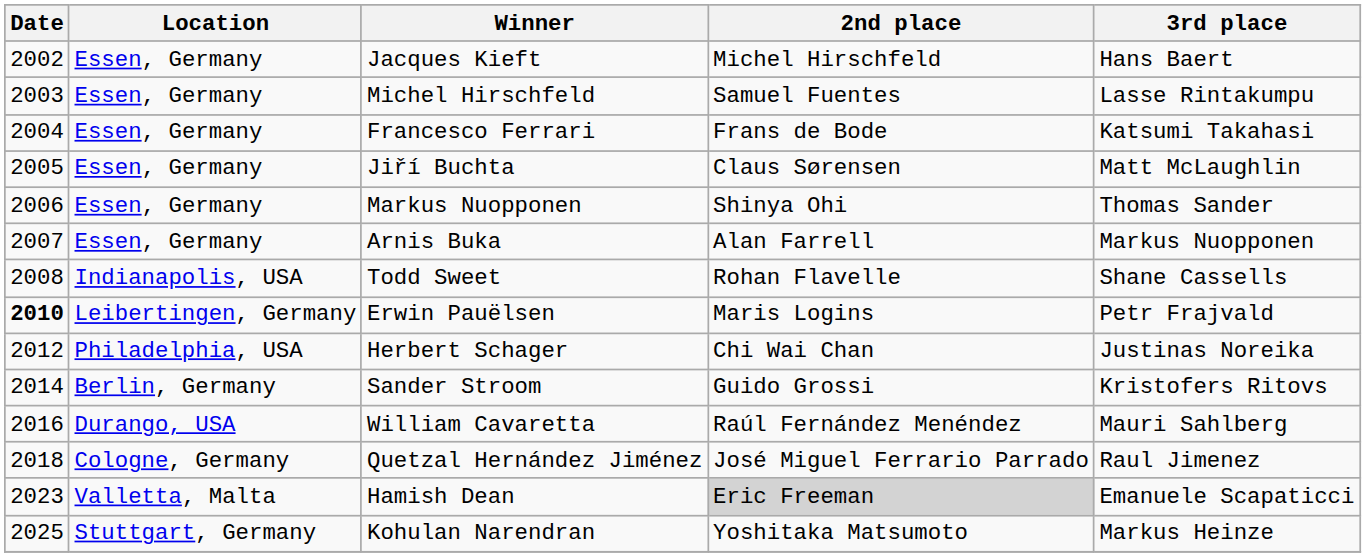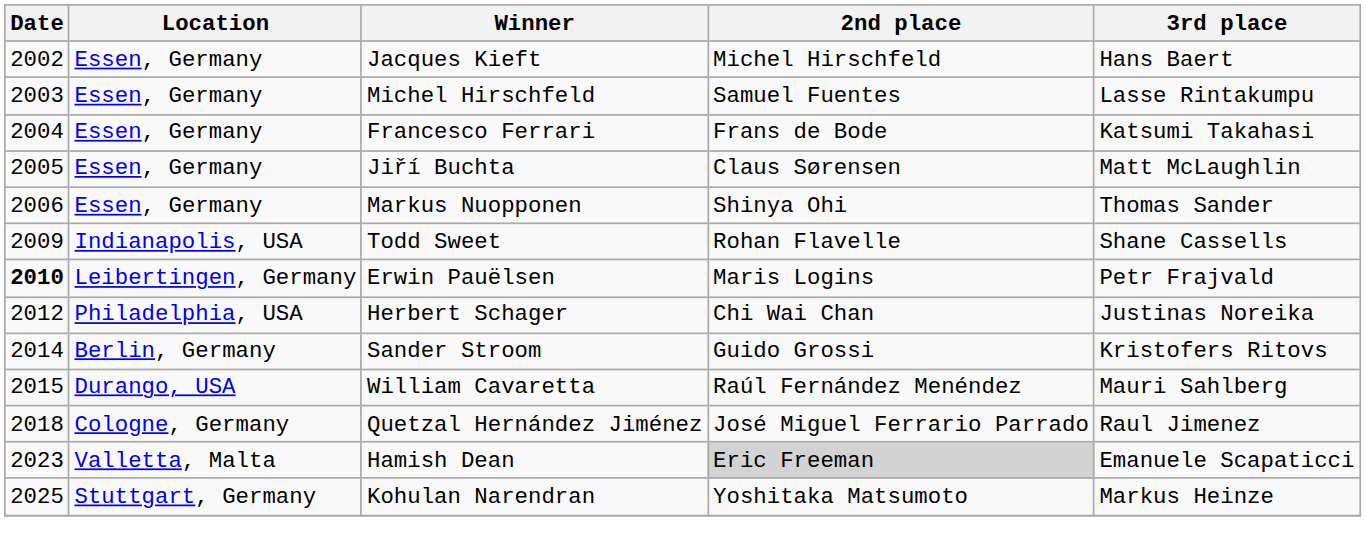- row: (434, 242)
(37, 278) 2008 -> (37, 242) 2009
(37, 424) 2016 -> (37, 388) 2015
